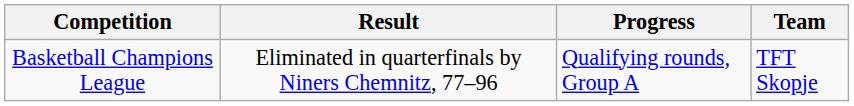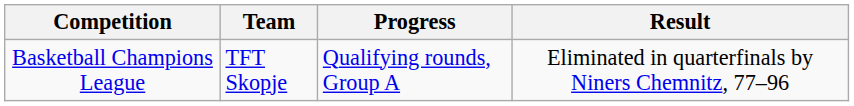columns swapped: (800, 22) <-> (389, 22)
